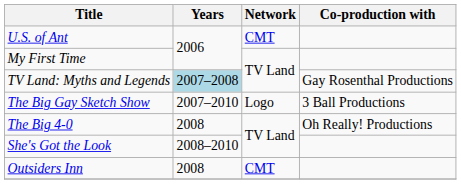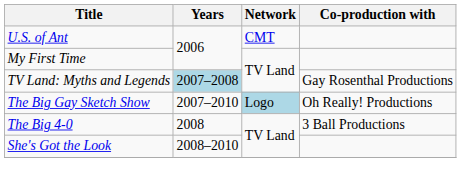(259, 102) no background -> (259, 102) lightblue background
(354, 102) 3 Ball Productions -> (367, 102) Oh Really! Productions
(367, 124) Oh Really! Productions -> (354, 124) 3 Ball Productions
- row: (45, 168)
